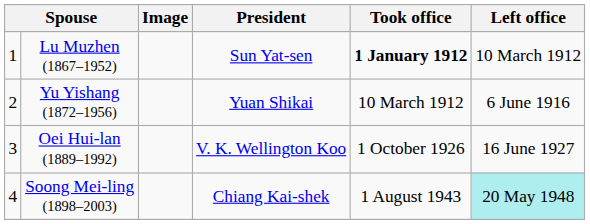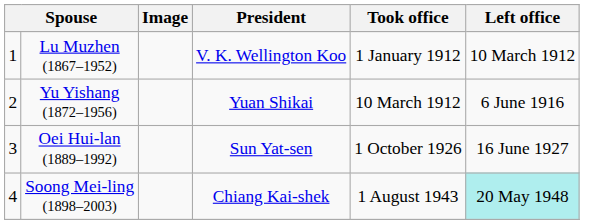(271, 55) Sun Yat-sen -> (271, 55) V. K. Wellington Koo
(411, 55) bold -> (408, 55) normal
(271, 149) V. K. Wellington Koo -> (271, 149) Sun Yat-sen
